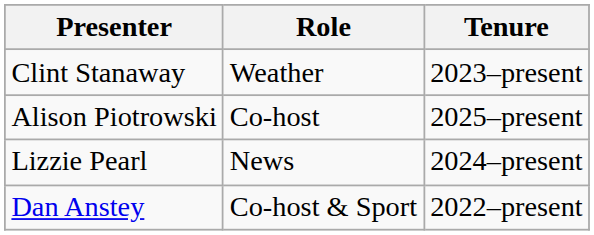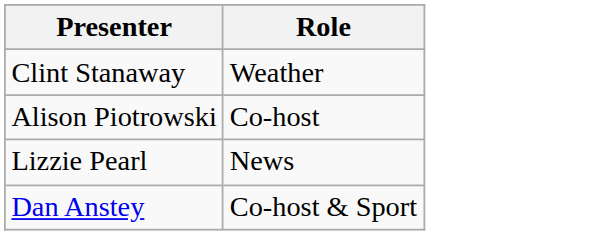- column: (506, 26)
